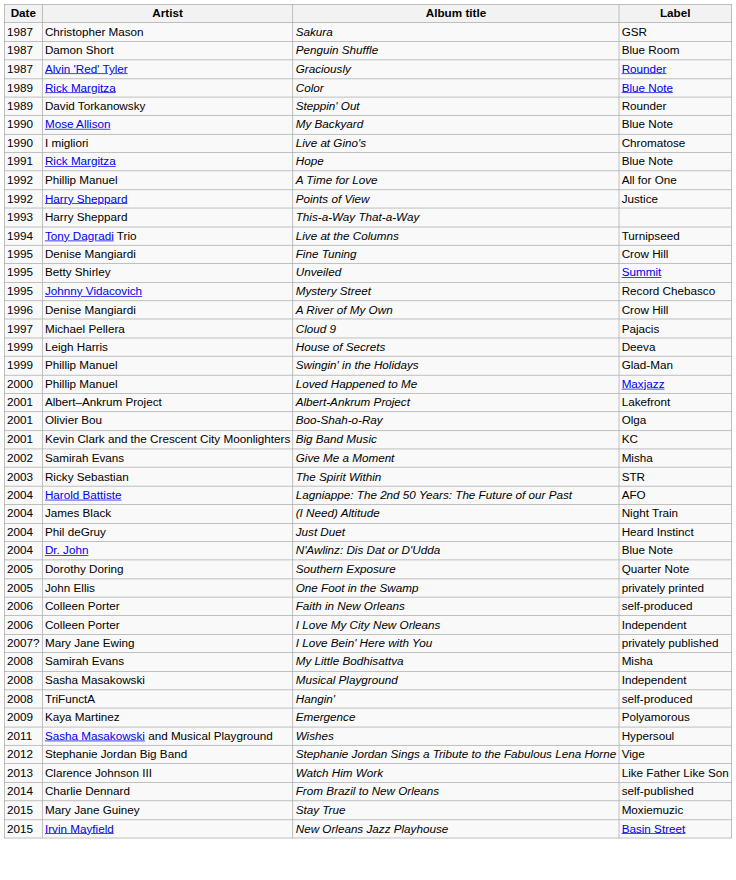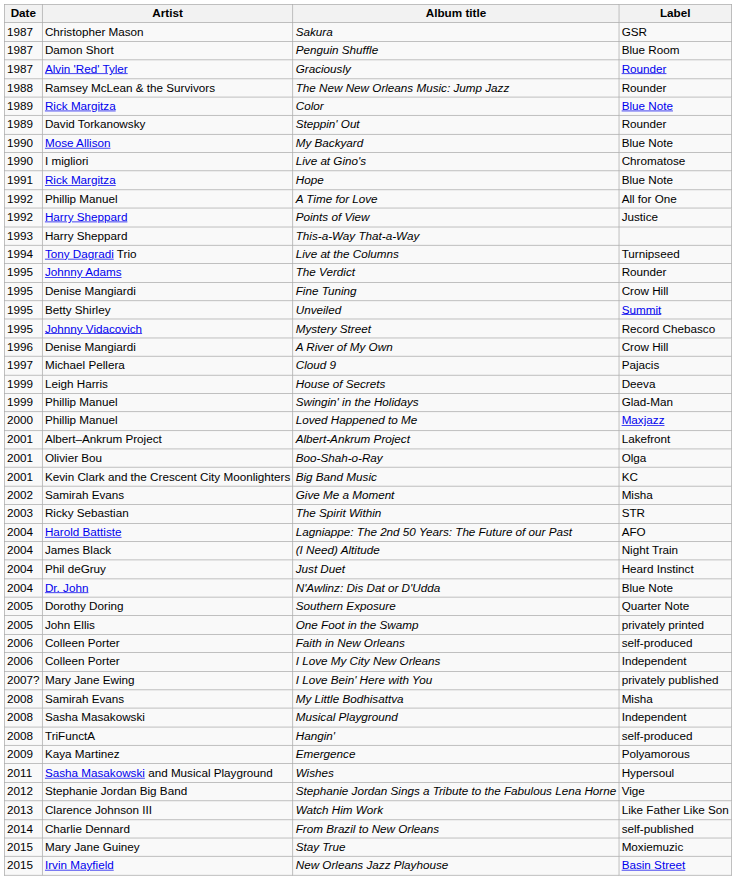+ row: (402, 87)
+ row: (325, 273)
